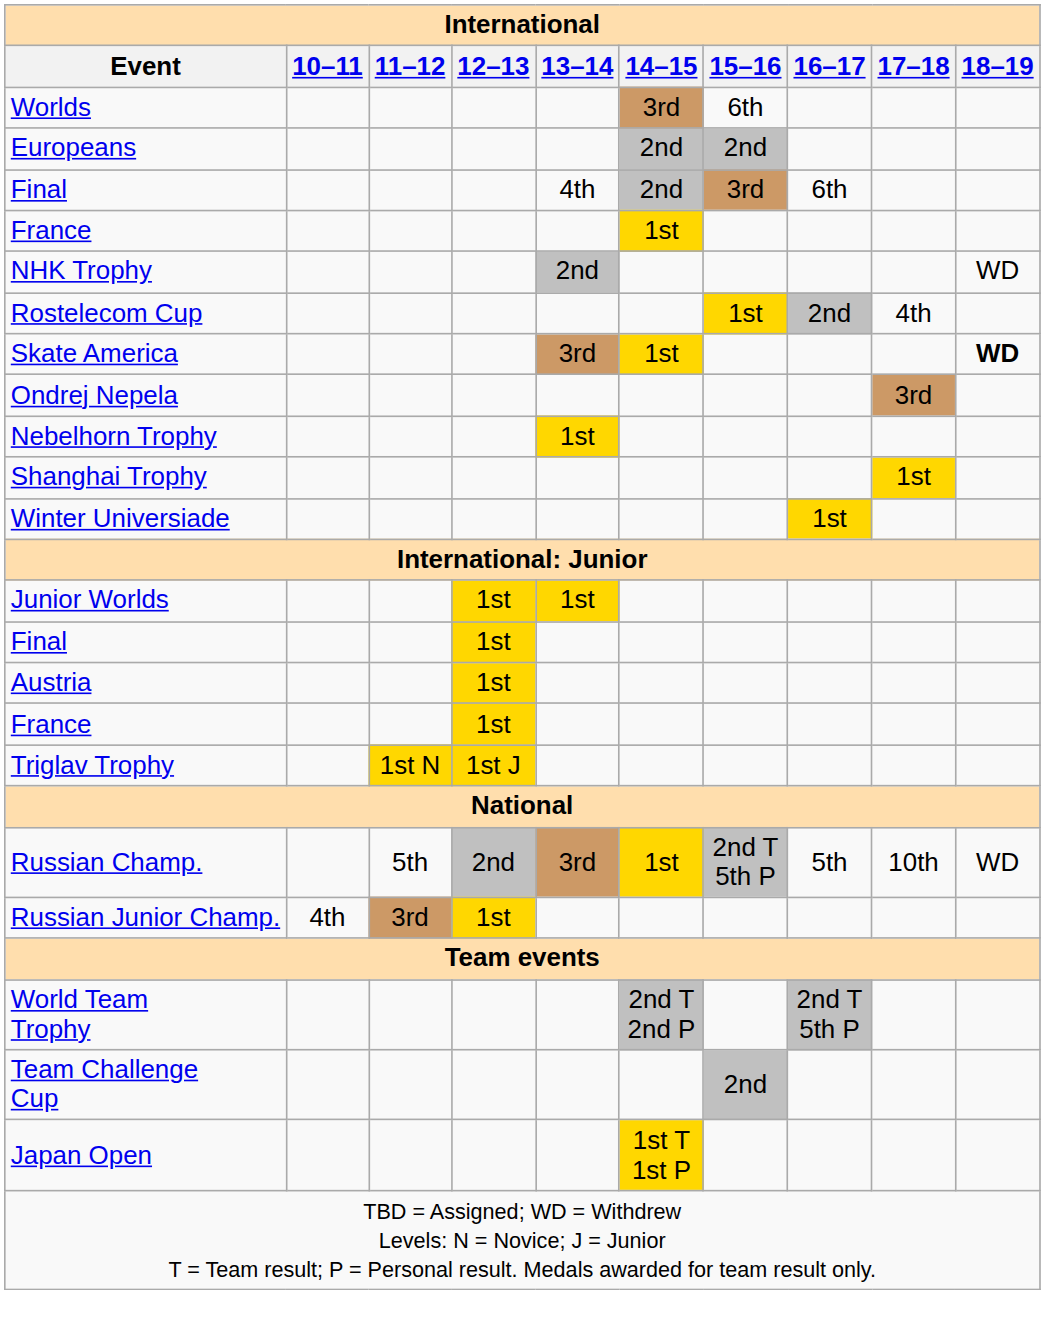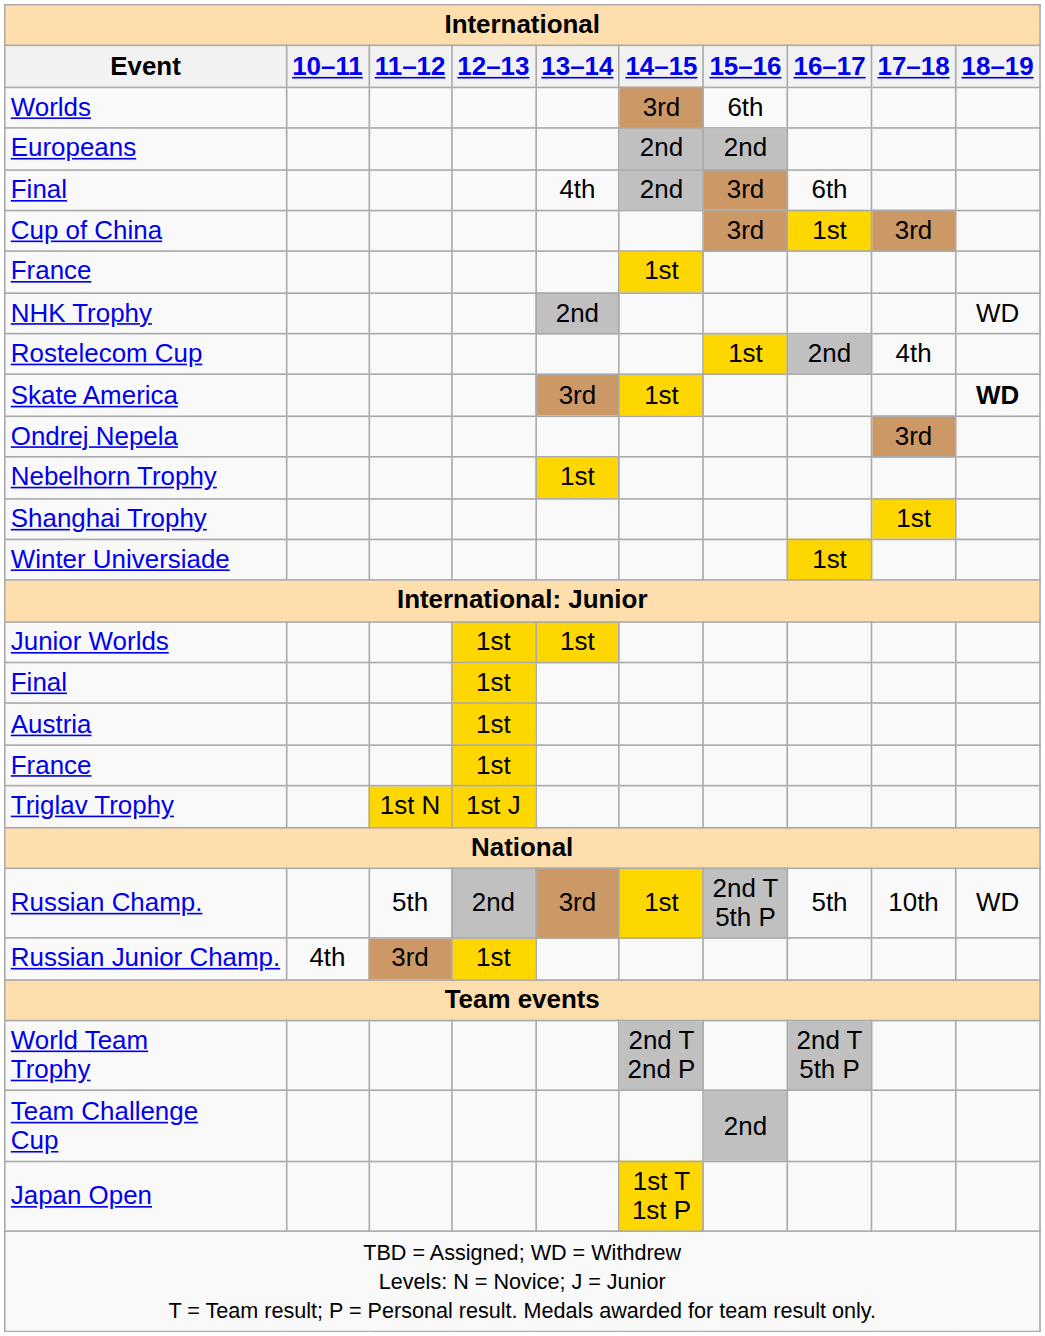+ row: (86, 230)
